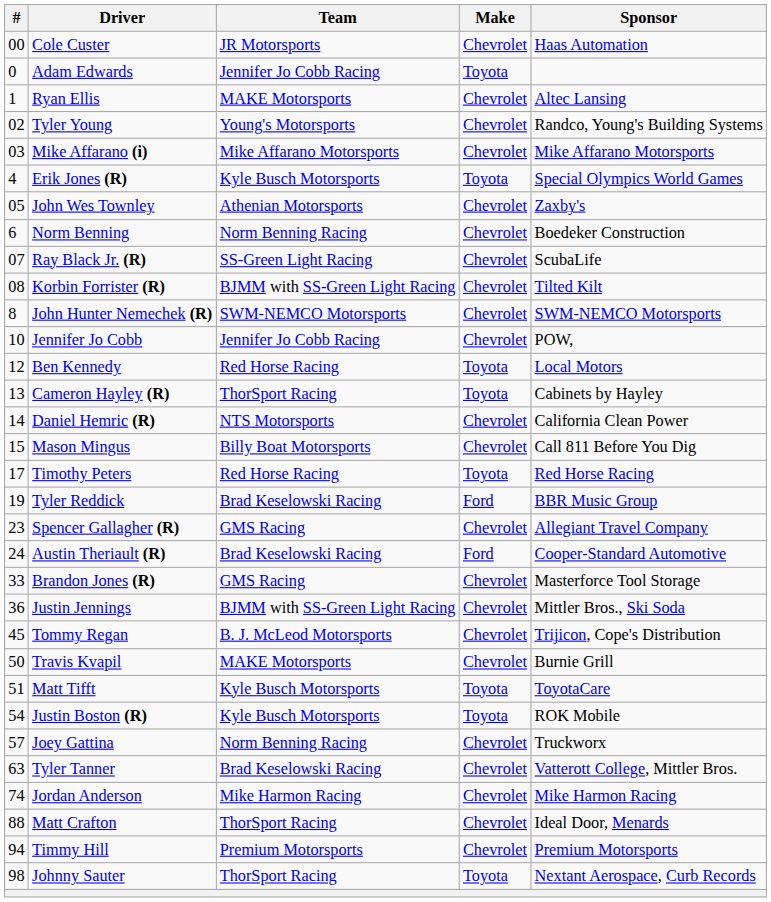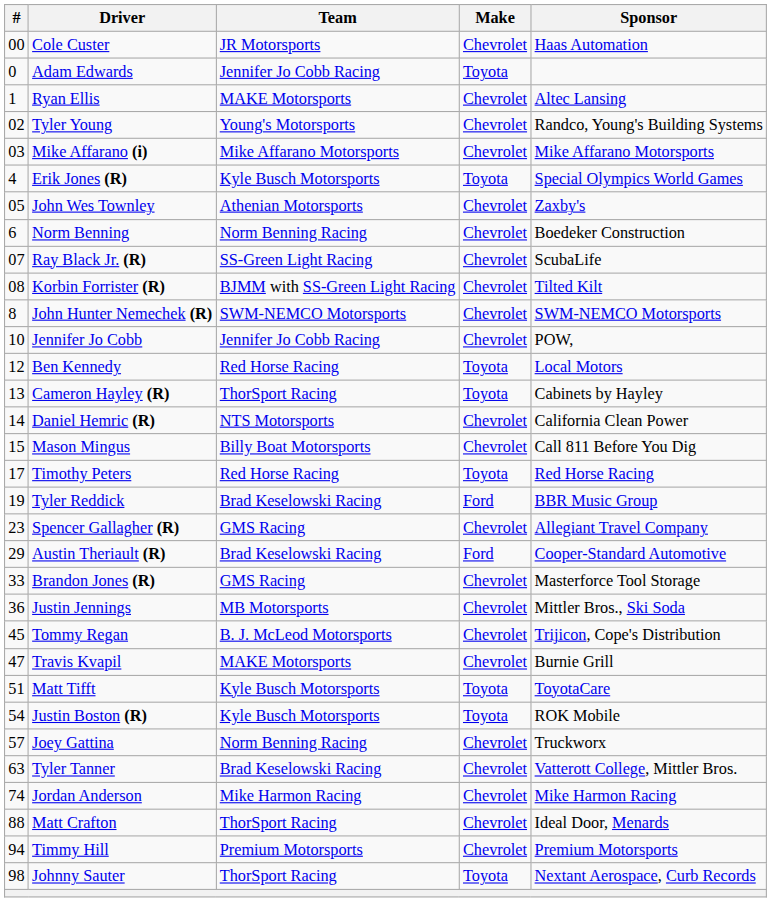(16, 554) 24 -> (16, 554) 29
(338, 608) BJMM with SS-Green Light Racing -> (274, 608) MB Motorsports
(16, 661) 50 -> (16, 661) 47
